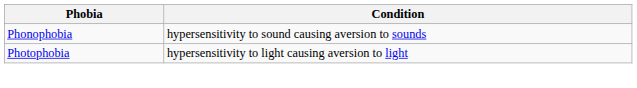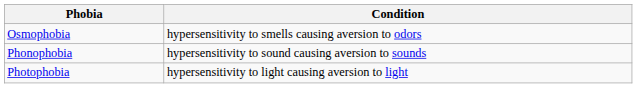+ row: (39, 33)
